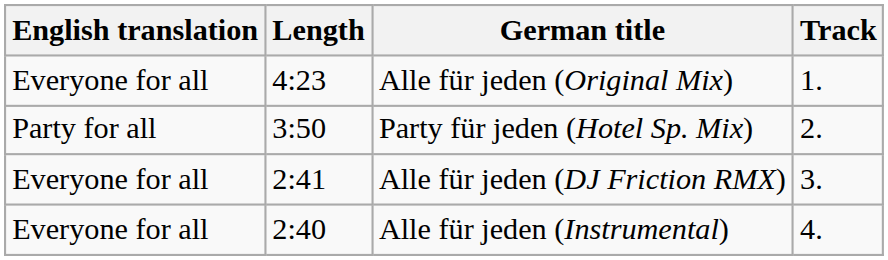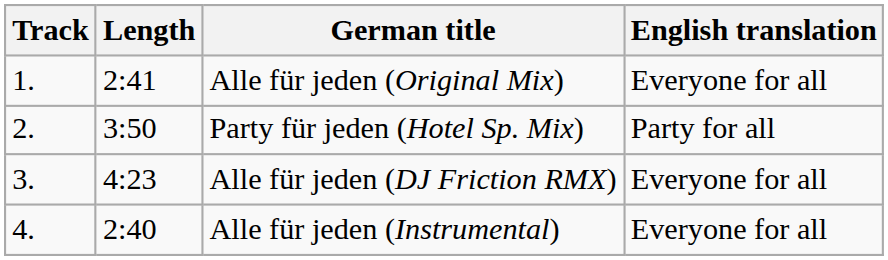columns swapped: (838, 29) <-> (135, 29)
(299, 79) 4:23 -> (130, 79) 2:41
(299, 179) 2:41 -> (130, 179) 4:23
